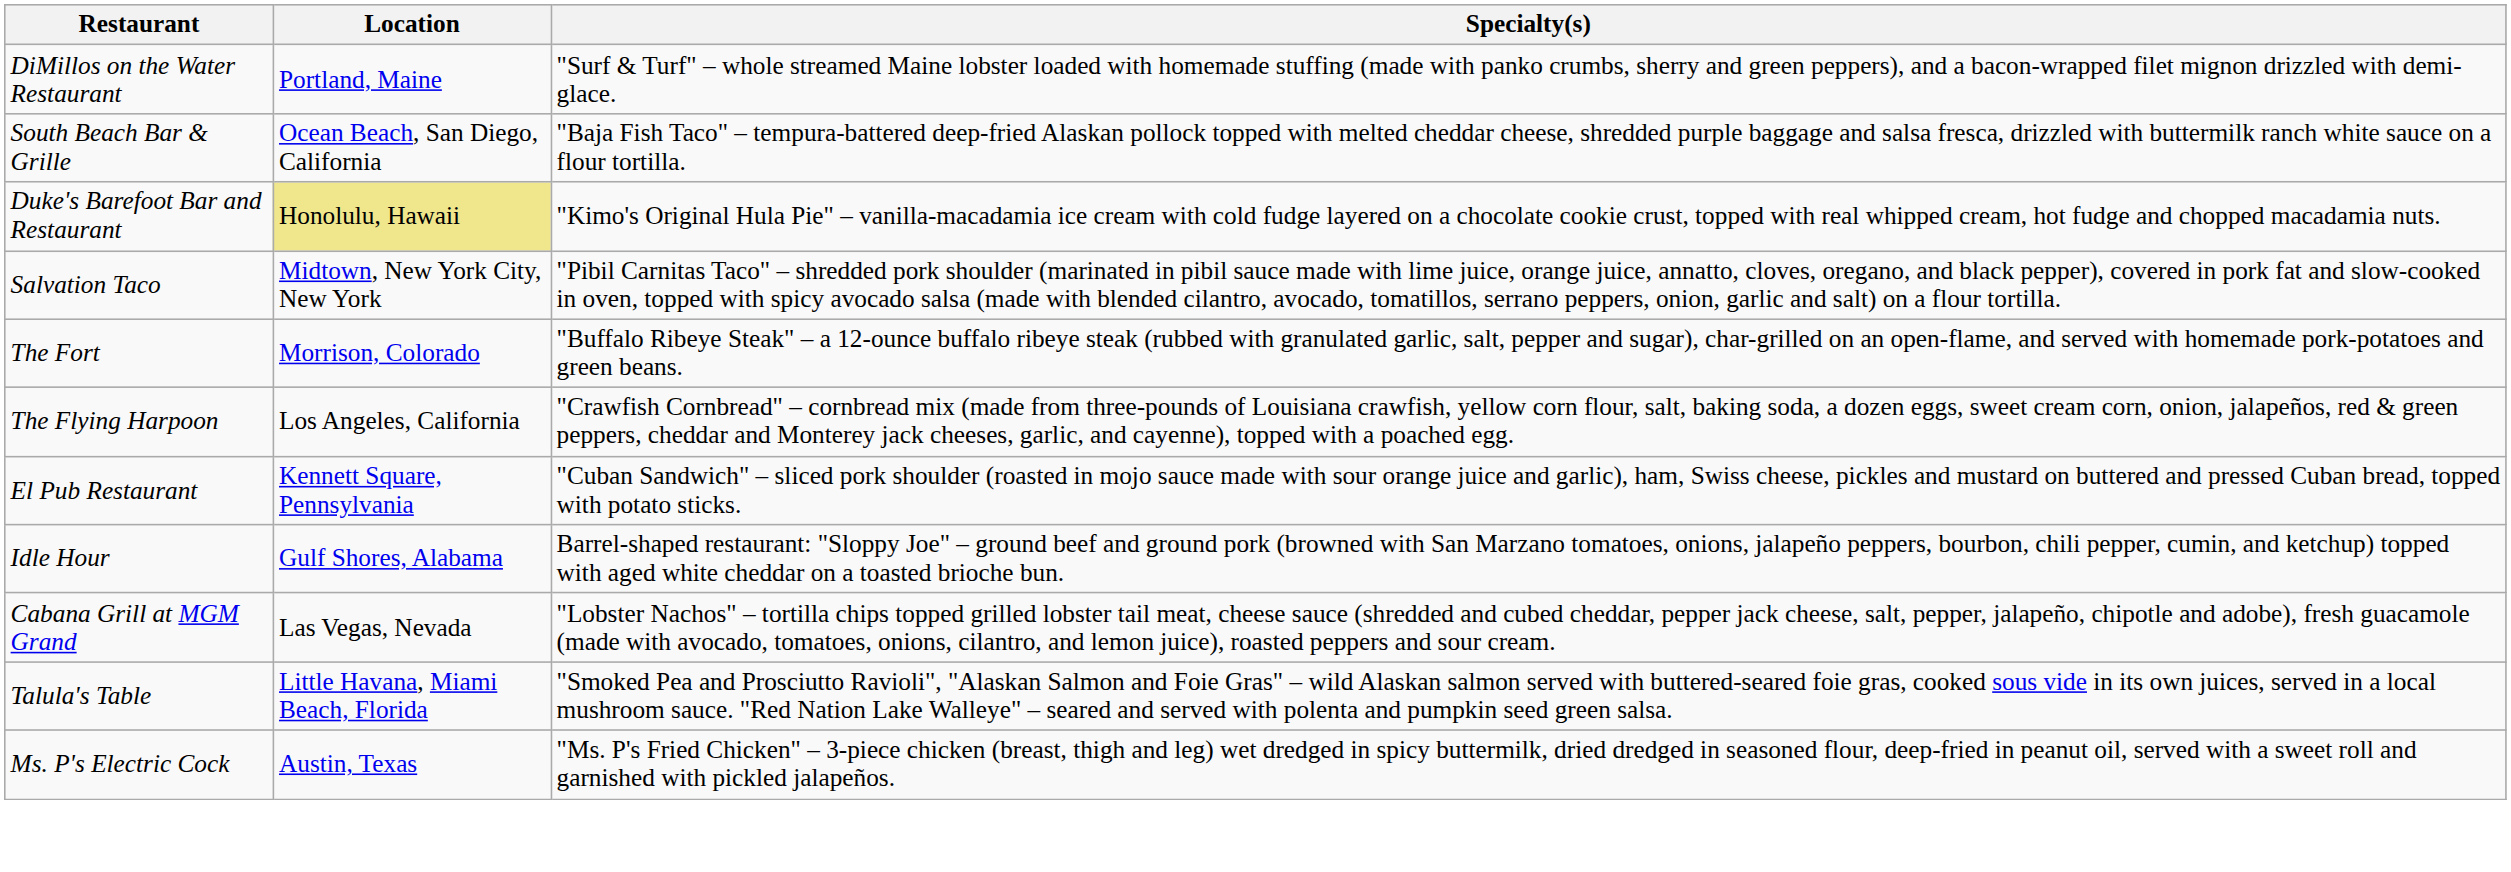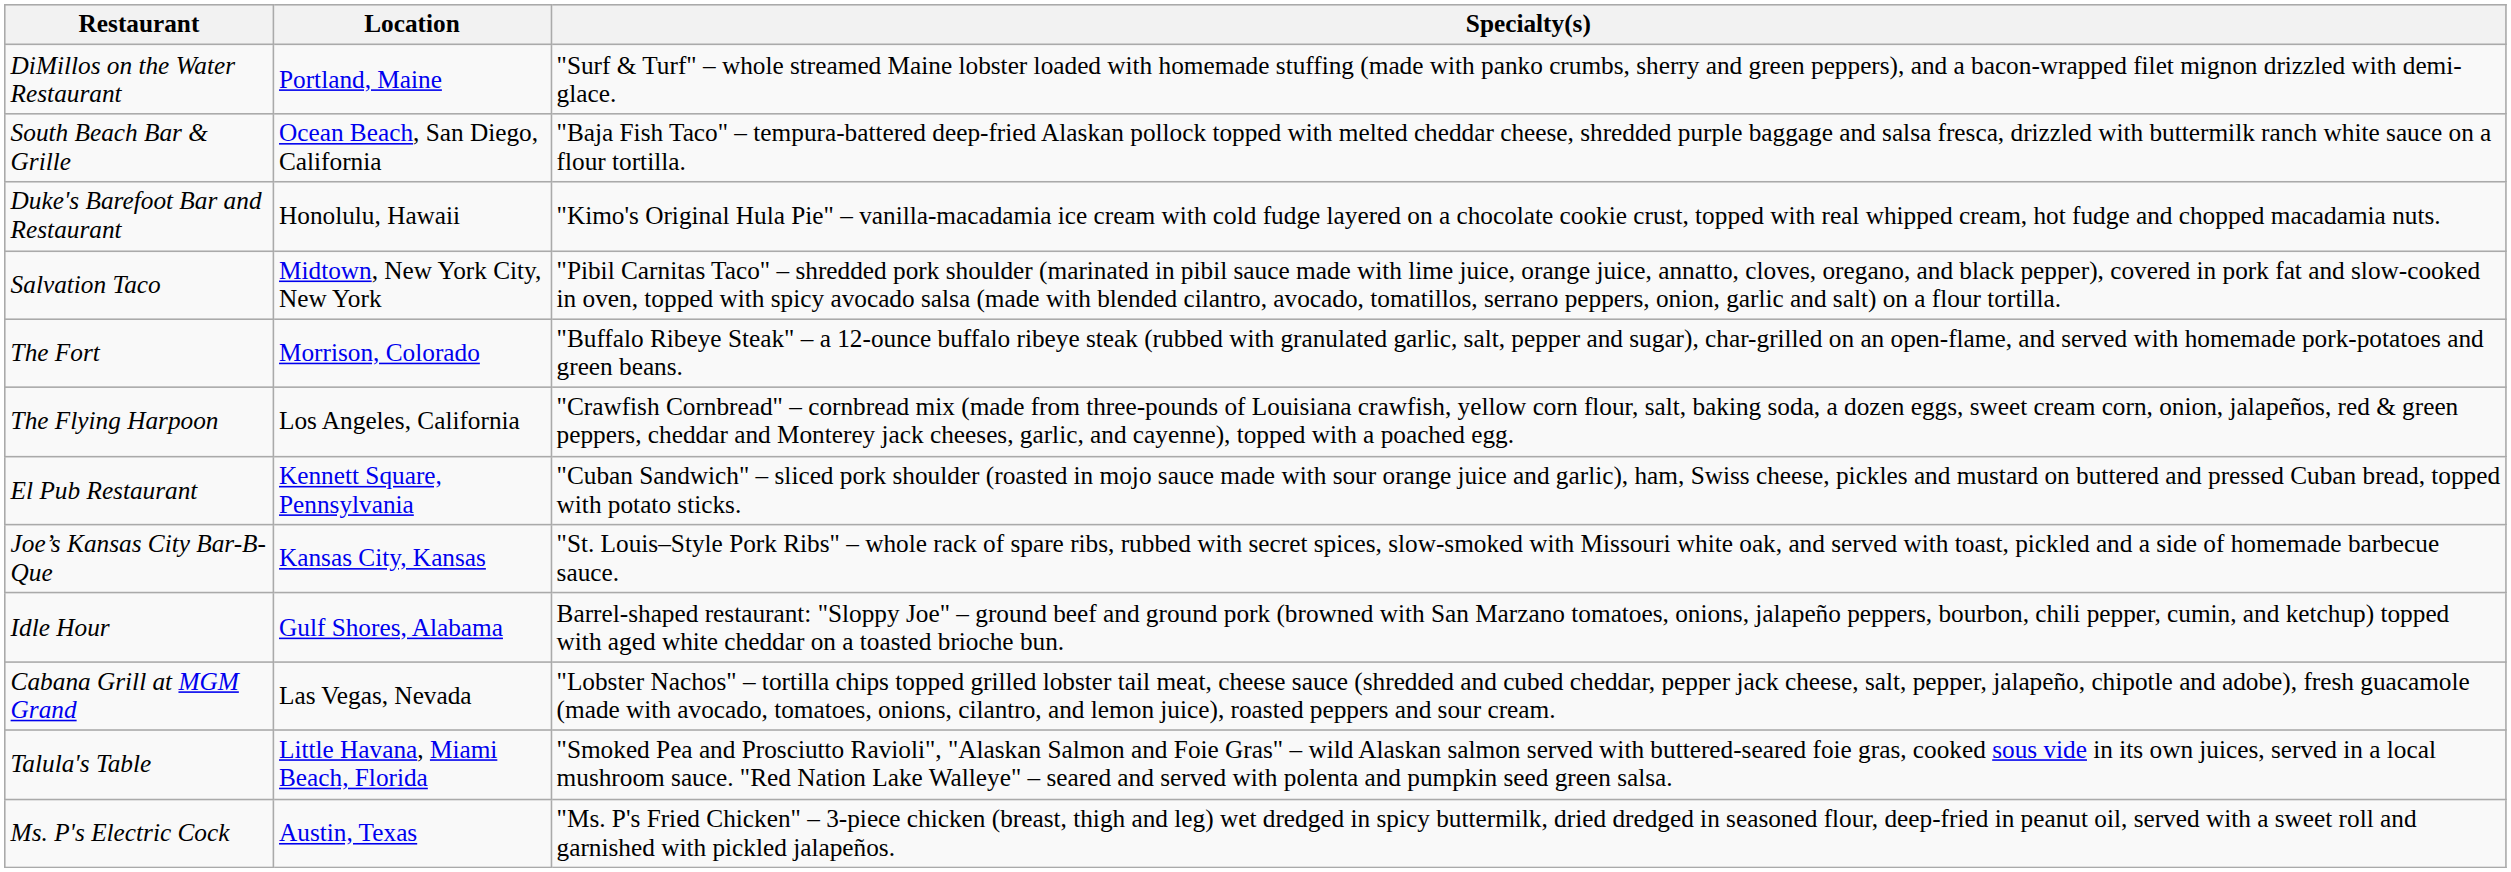(370, 215) khaki background -> (370, 215) no background
+ row: (138, 558)
